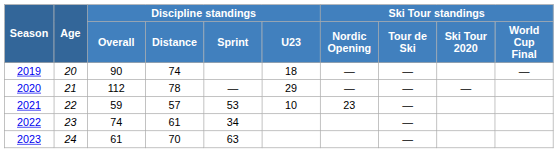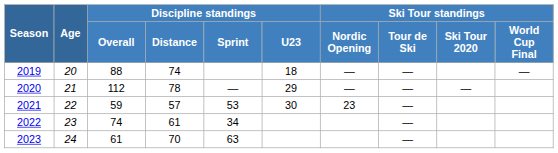(116, 71) 90 -> (116, 71) 88
(291, 106) 10 -> (291, 106) 30
